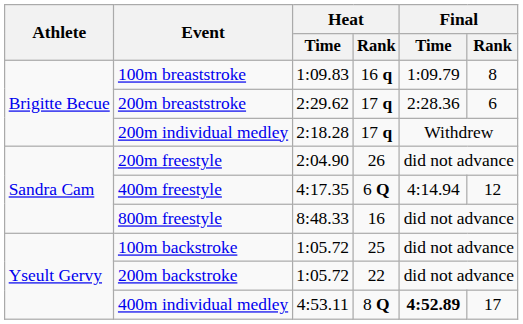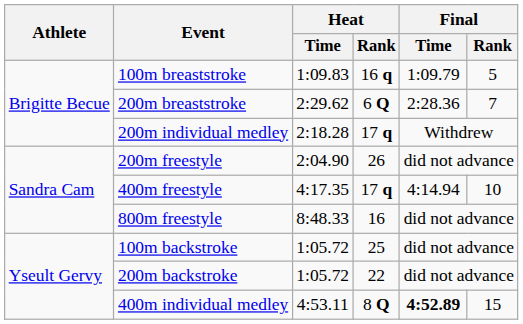(493, 75) 8 -> (493, 75) 5
(376, 103) 17 q -> (376, 103) 6 Q
(493, 103) 6 -> (493, 103) 7
(376, 190) 6 Q -> (376, 190) 17 q
(493, 190) 12 -> (493, 190) 10
(493, 305) 17 -> (493, 305) 15
